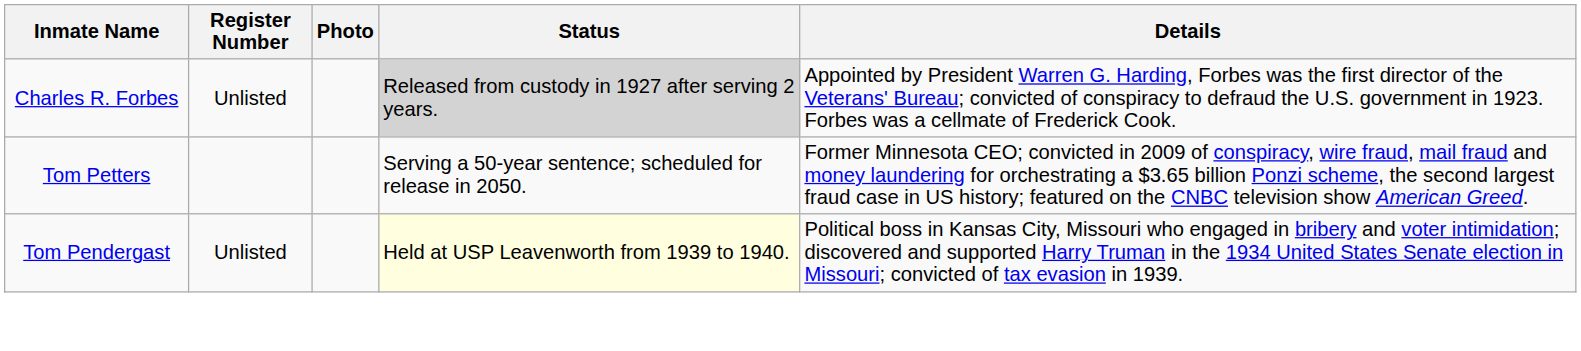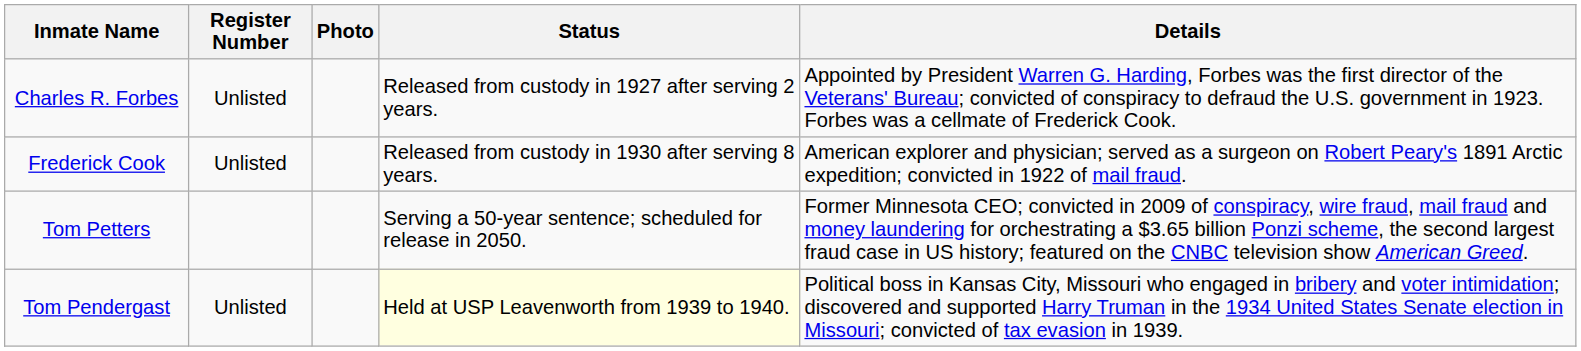(589, 97) lightgrey background -> (589, 97) no background
+ row: (97, 163)
